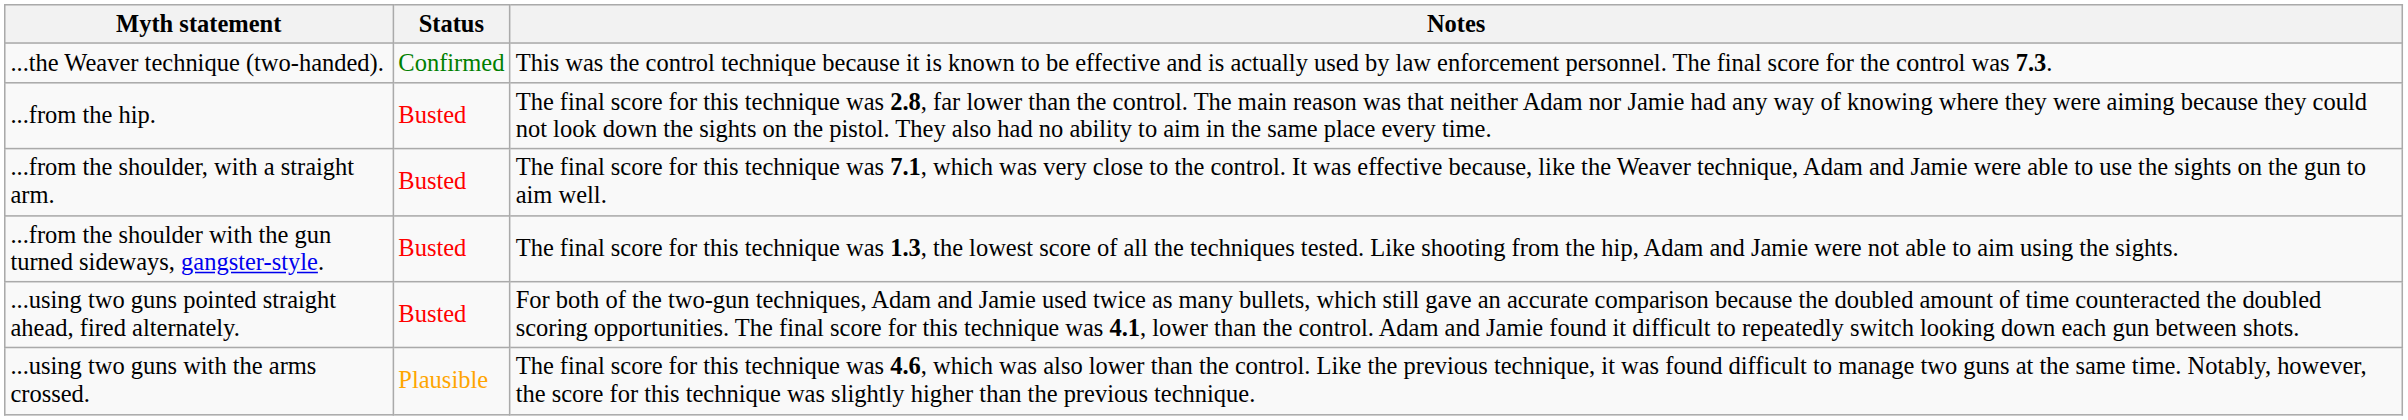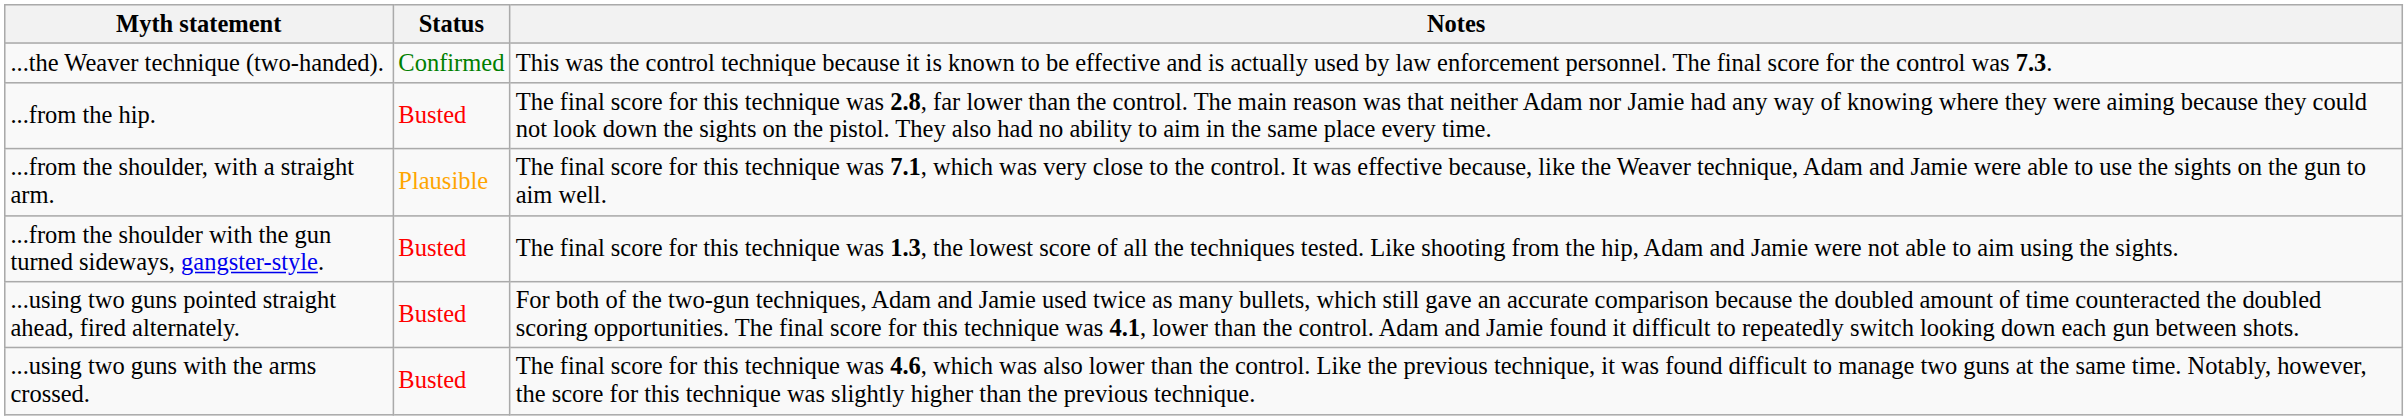(432, 181) Busted -> (443, 181) Plausible
(443, 380) Plausible -> (432, 380) Busted
